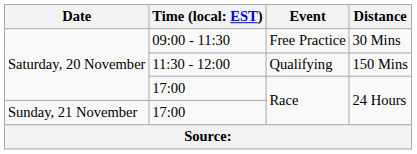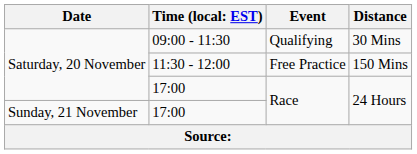(308, 40) Free Practice -> (301, 40) Qualifying
(301, 64) Qualifying -> (308, 64) Free Practice
